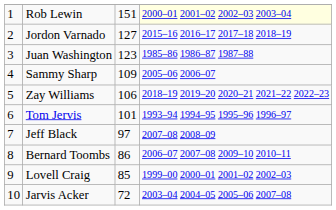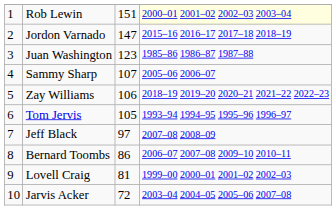(127, 34) 127 -> (127, 34) 147
(127, 74) 109 -> (127, 74) 107
(127, 114) 101 -> (127, 114) 105
(124, 174) 85 -> (124, 174) 81
